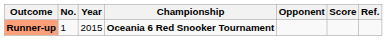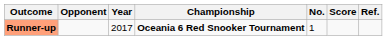columns swapped: (68, 12) <-> (302, 12)
(91, 27) 2015 -> (122, 27) 2017
